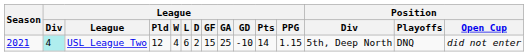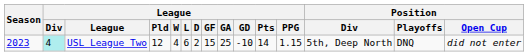(18, 43) 2021 -> (18, 43) 2023
